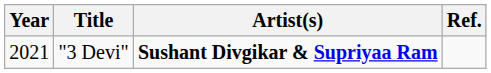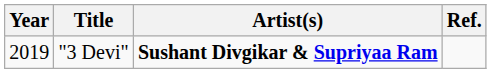(29, 52) 2021 -> (29, 52) 2019
